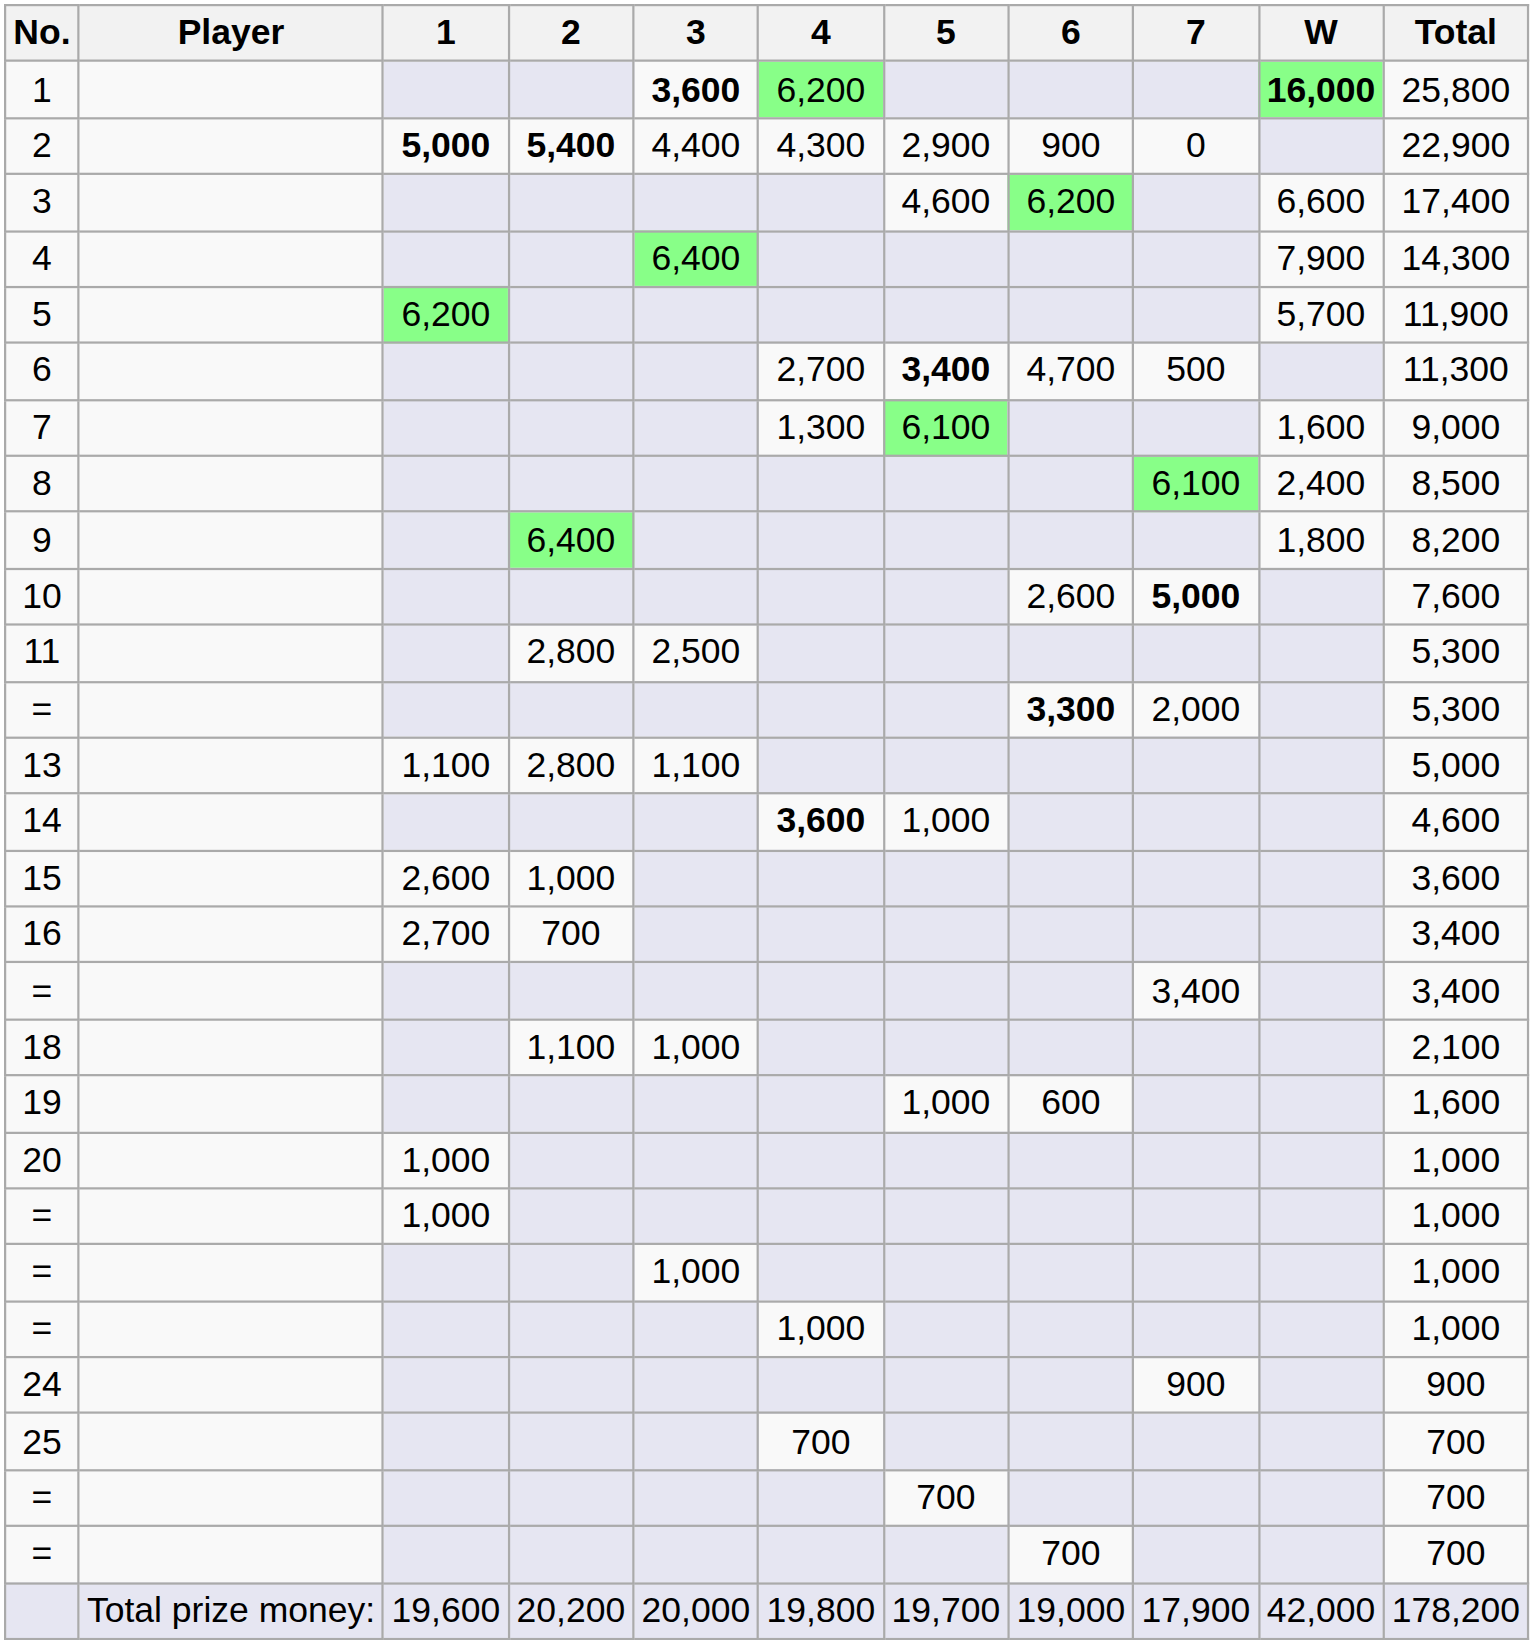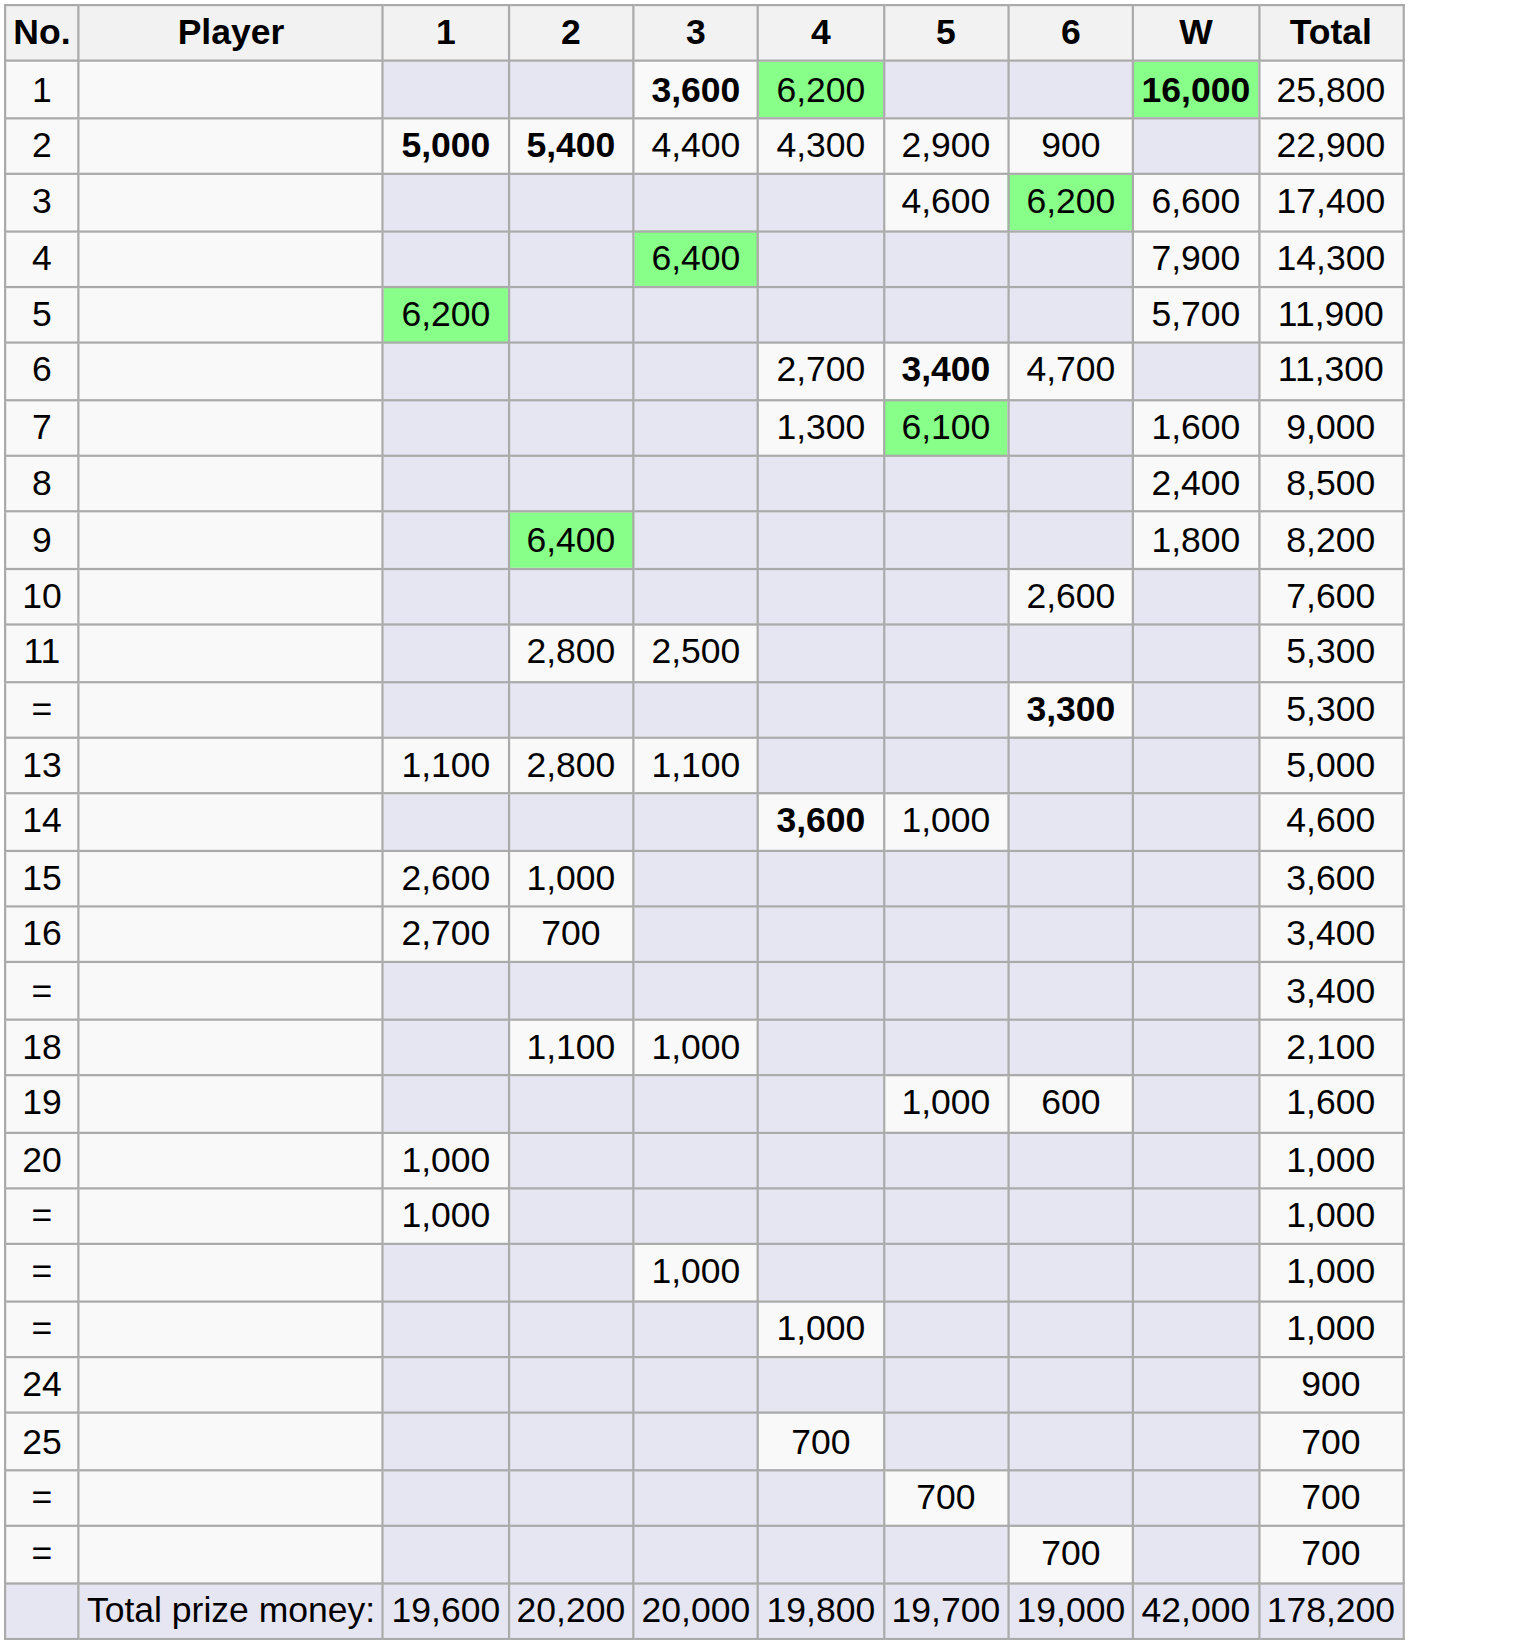- column: (1196, 32)
